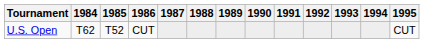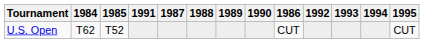columns swapped: (143, 13) <-> (288, 13)
